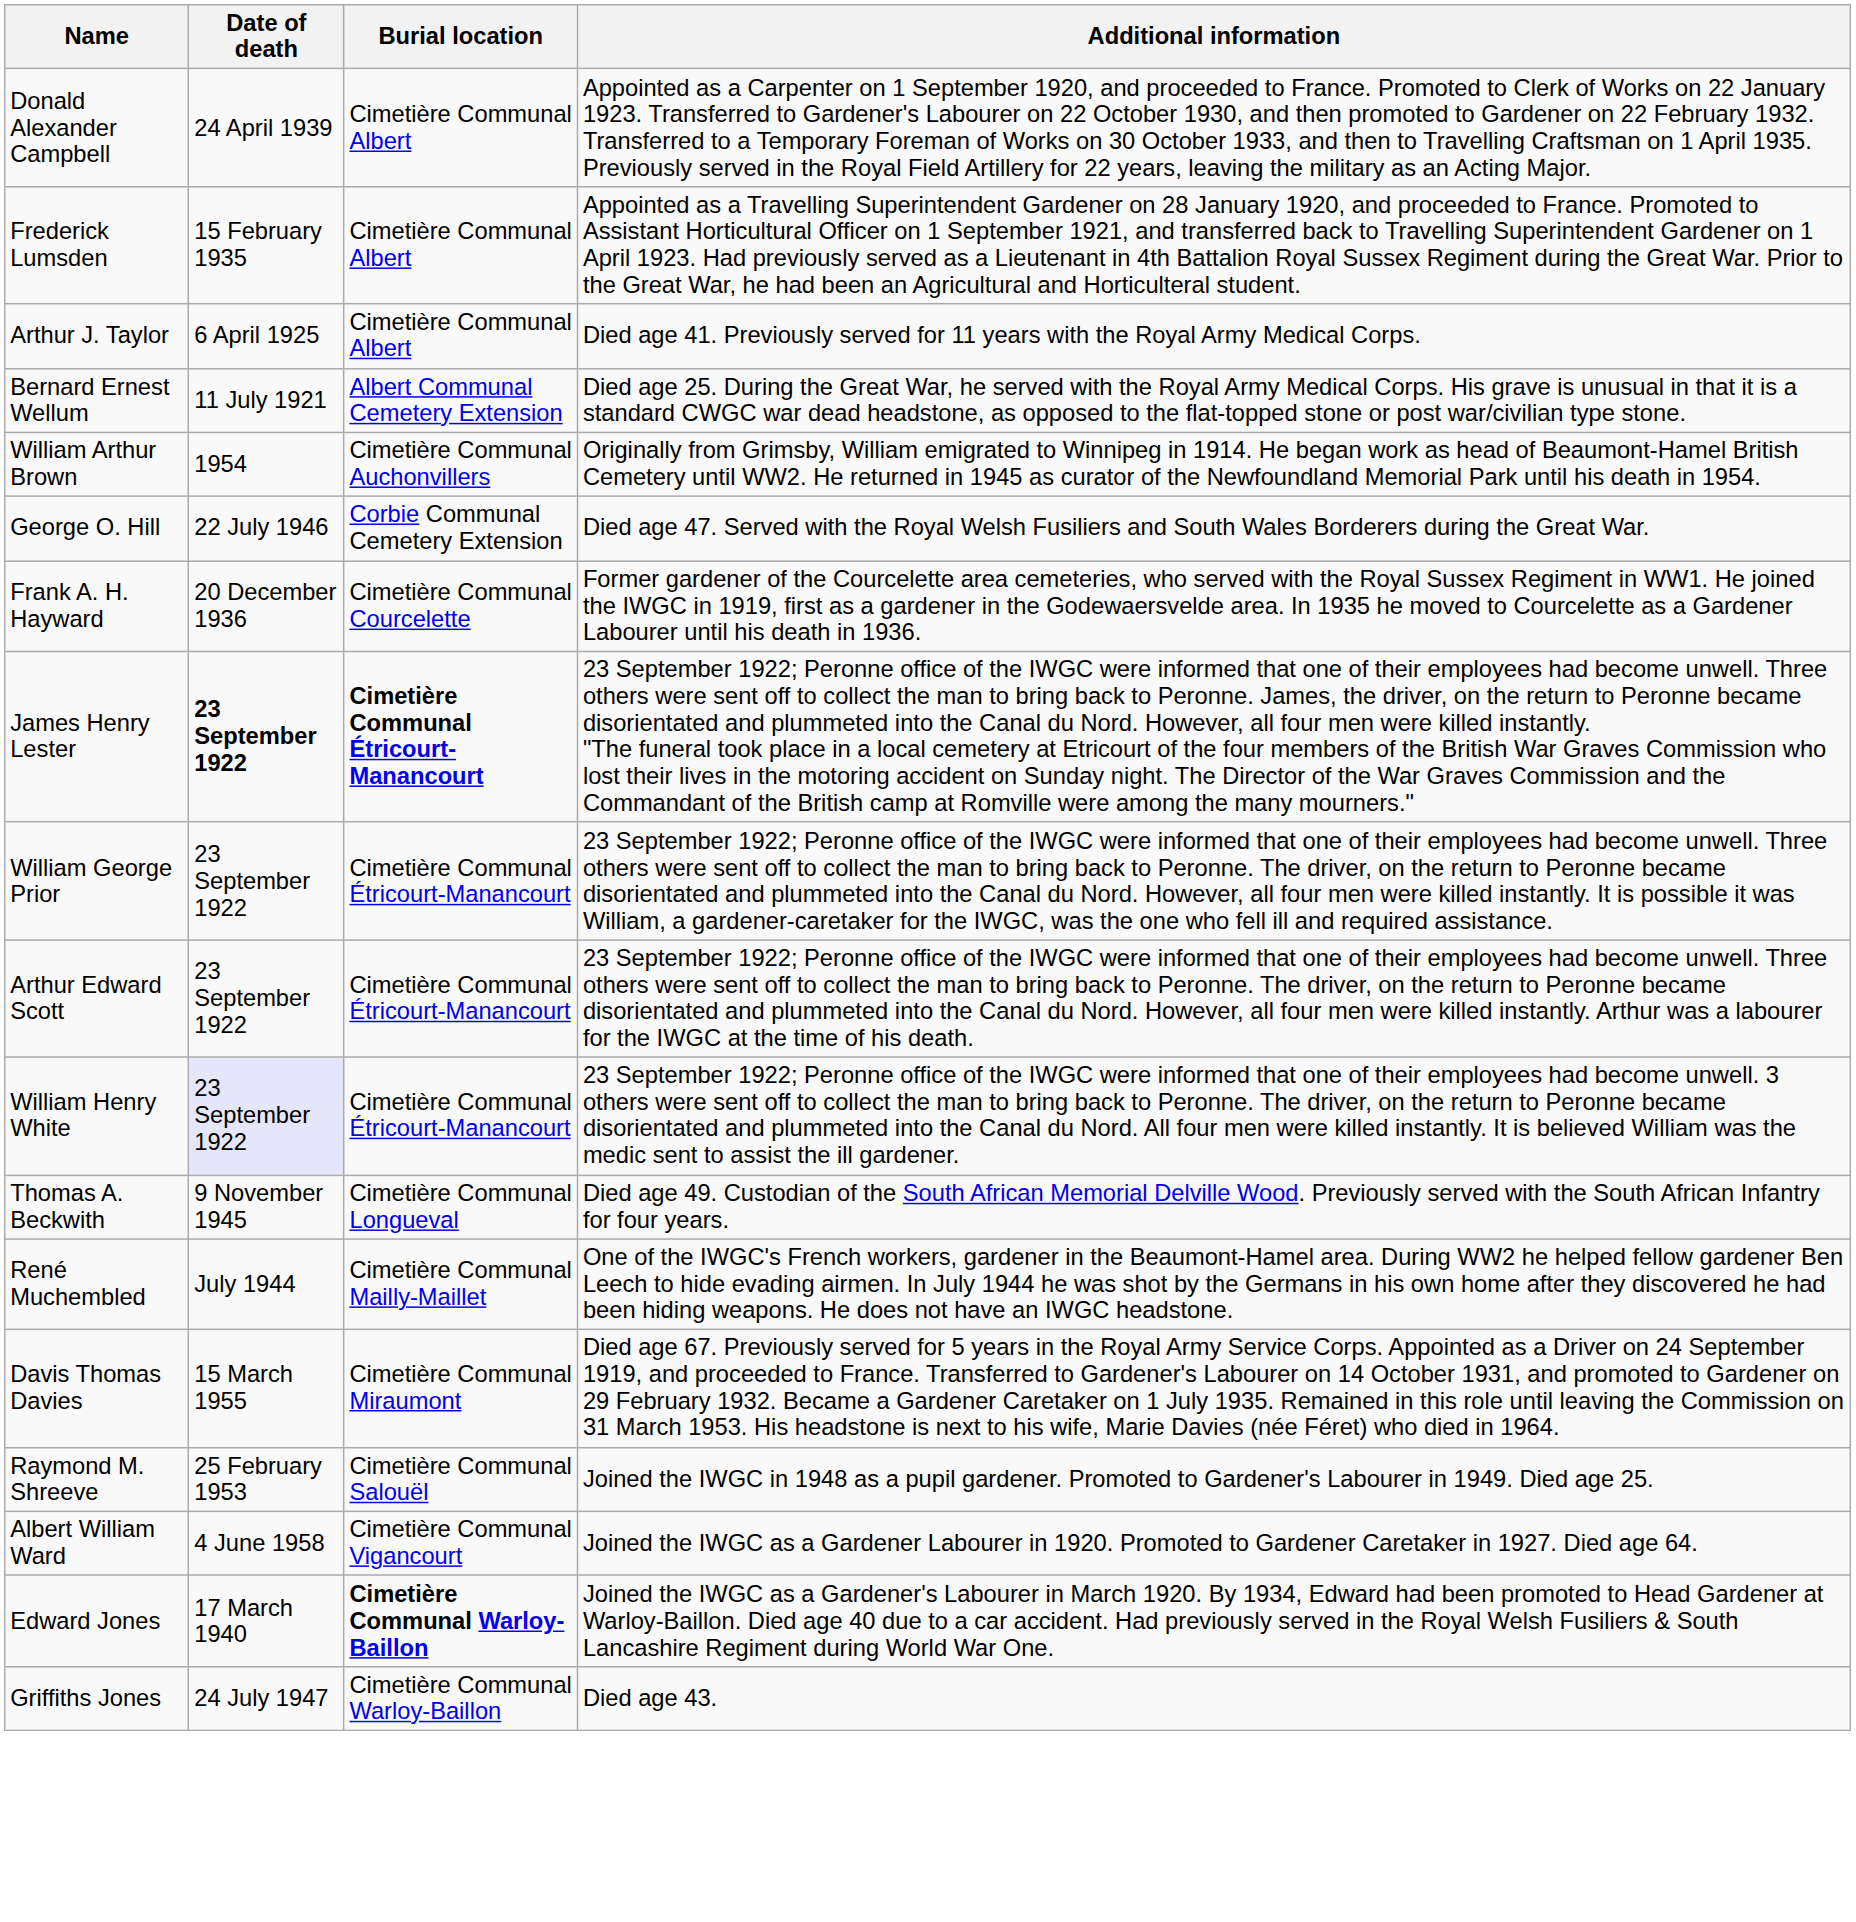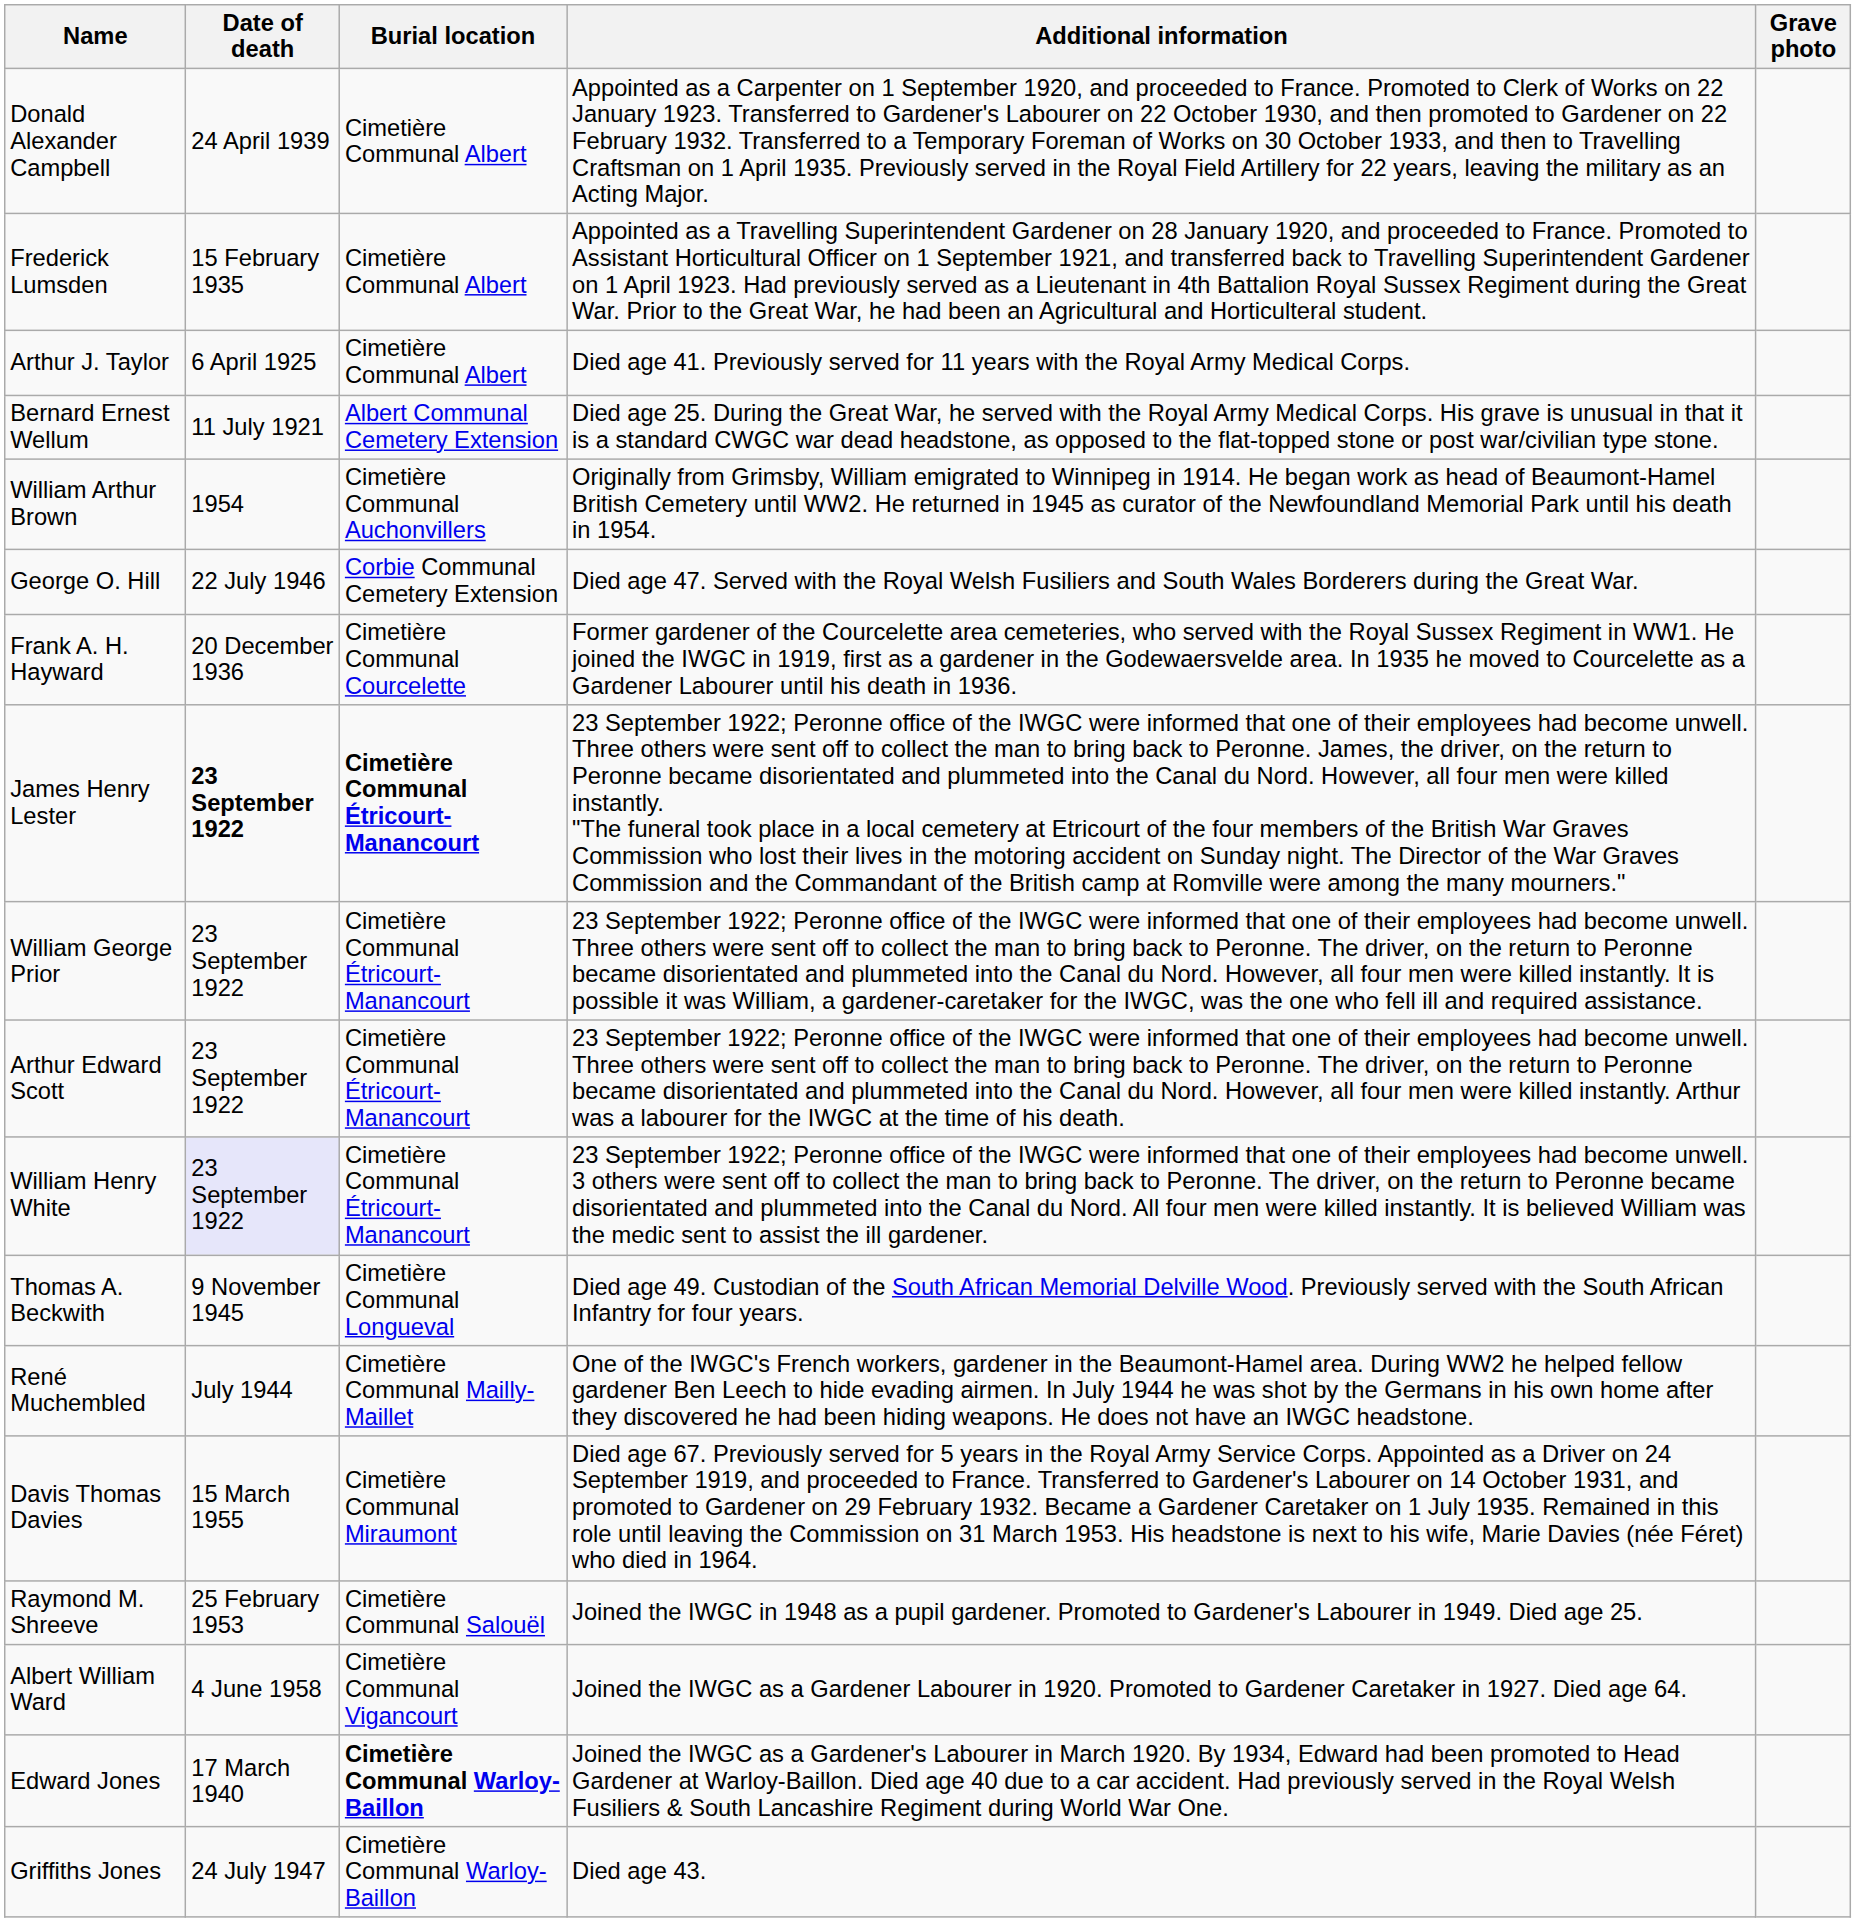+ column: (1803, 36)
